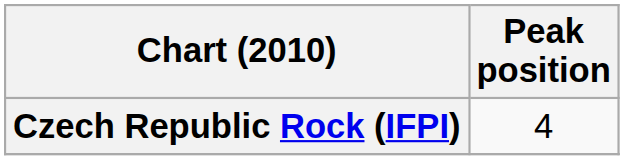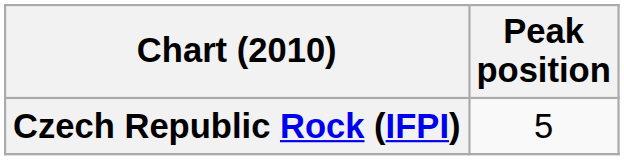(544, 125) 4 -> (544, 125) 5
